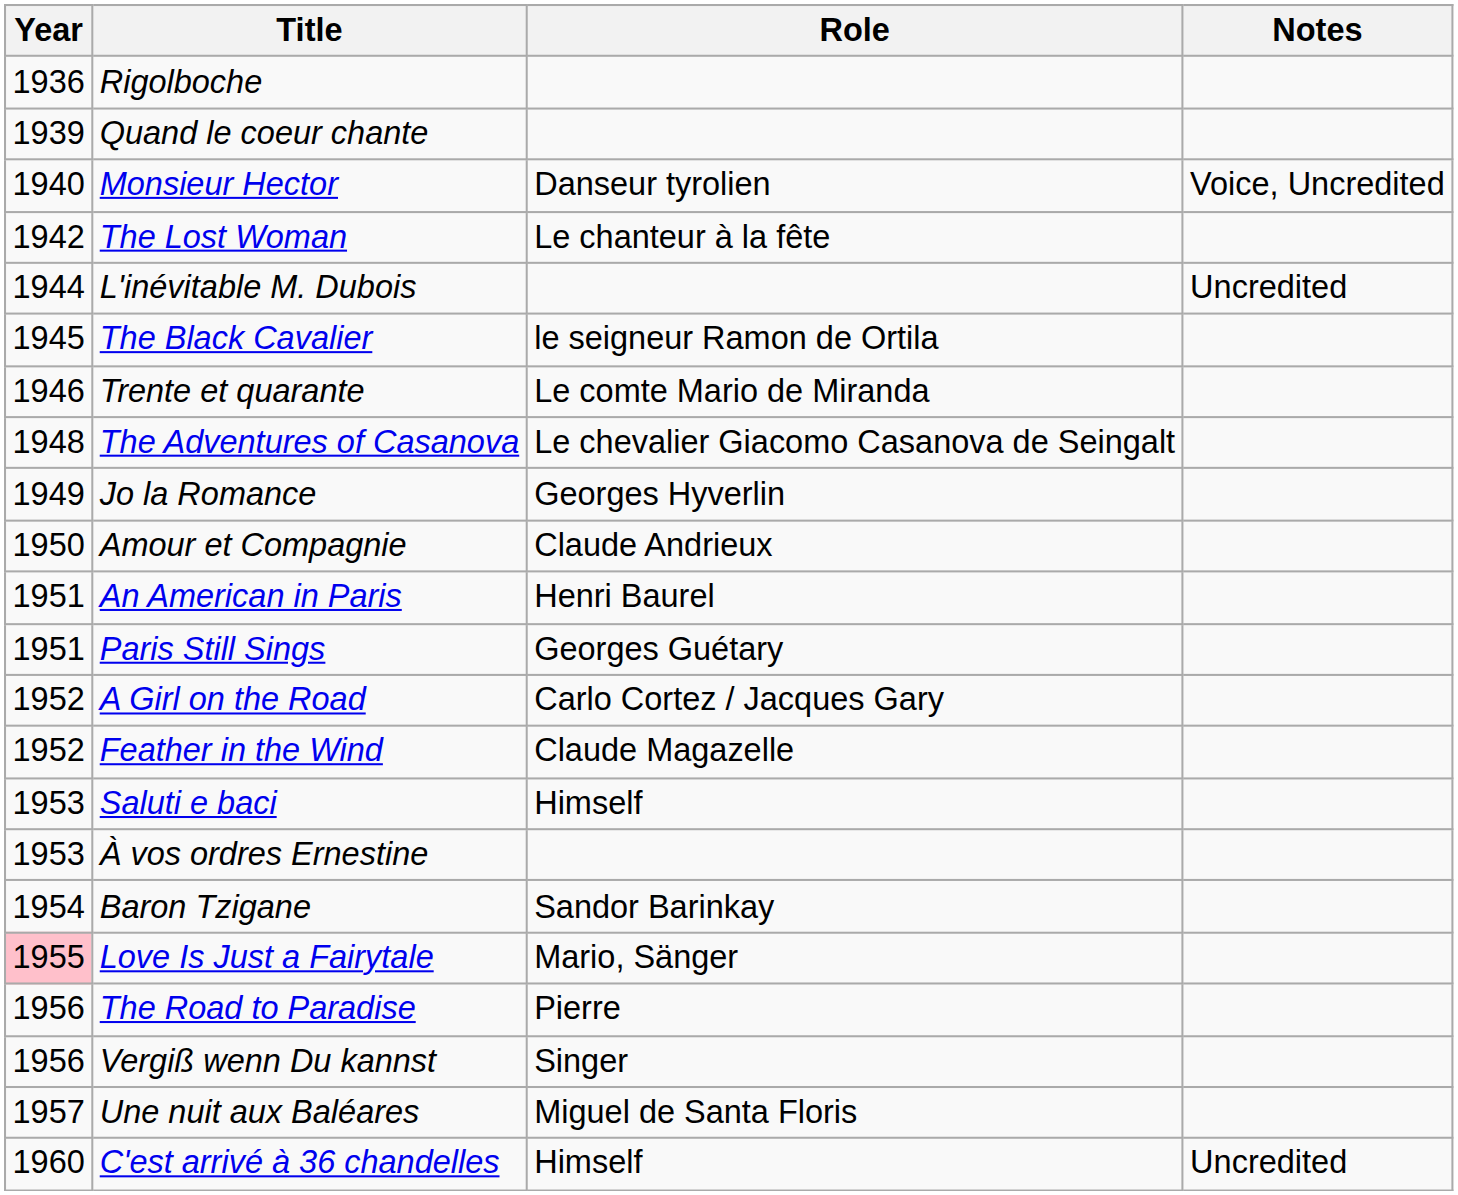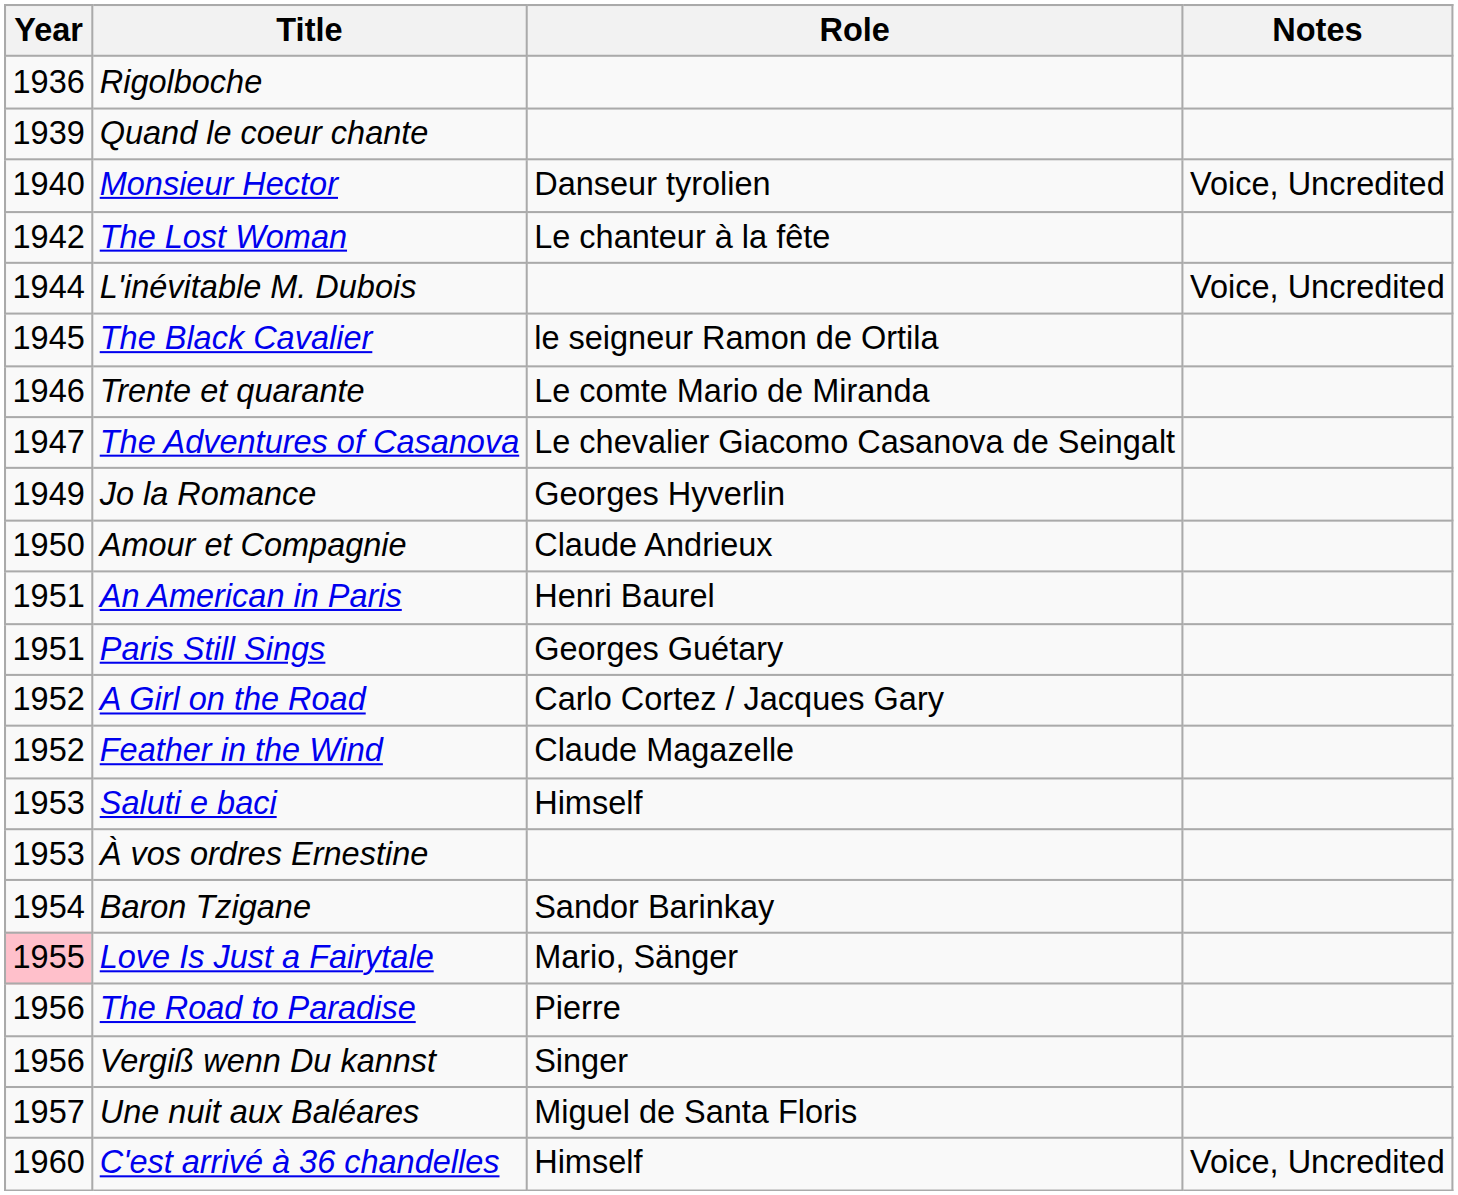(1269, 287) Uncredited -> (1317, 287) Voice, Uncredited
(49, 442) 1948 -> (49, 442) 1947
(1269, 1163) Uncredited -> (1317, 1163) Voice, Uncredited
